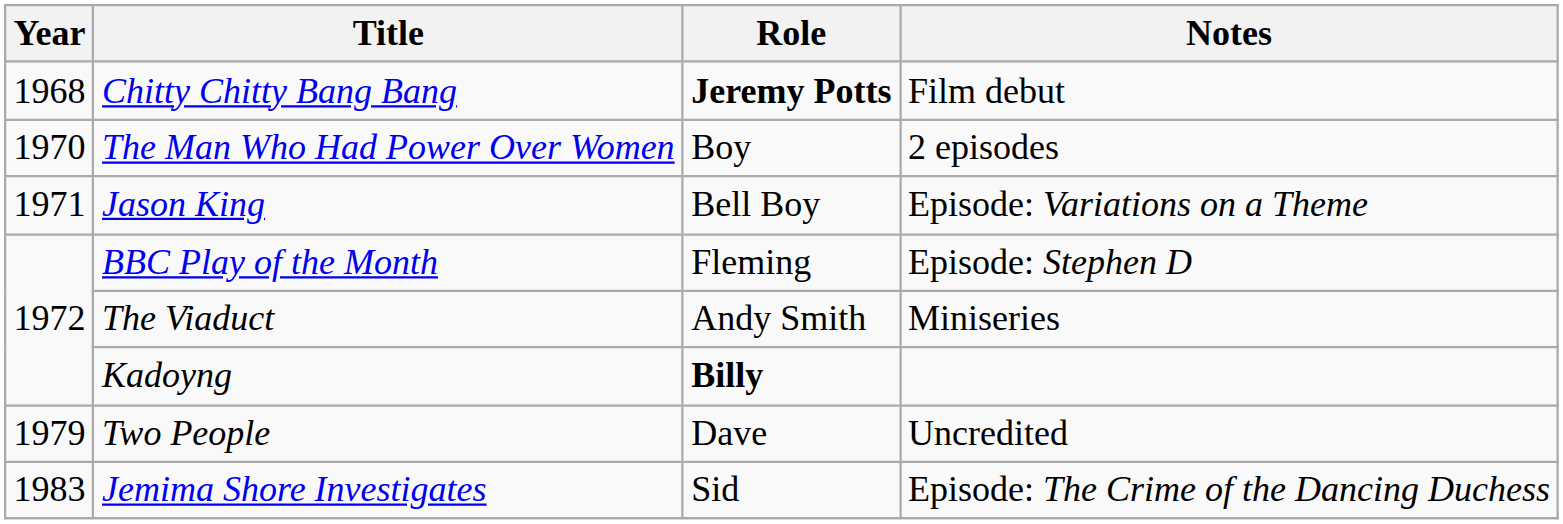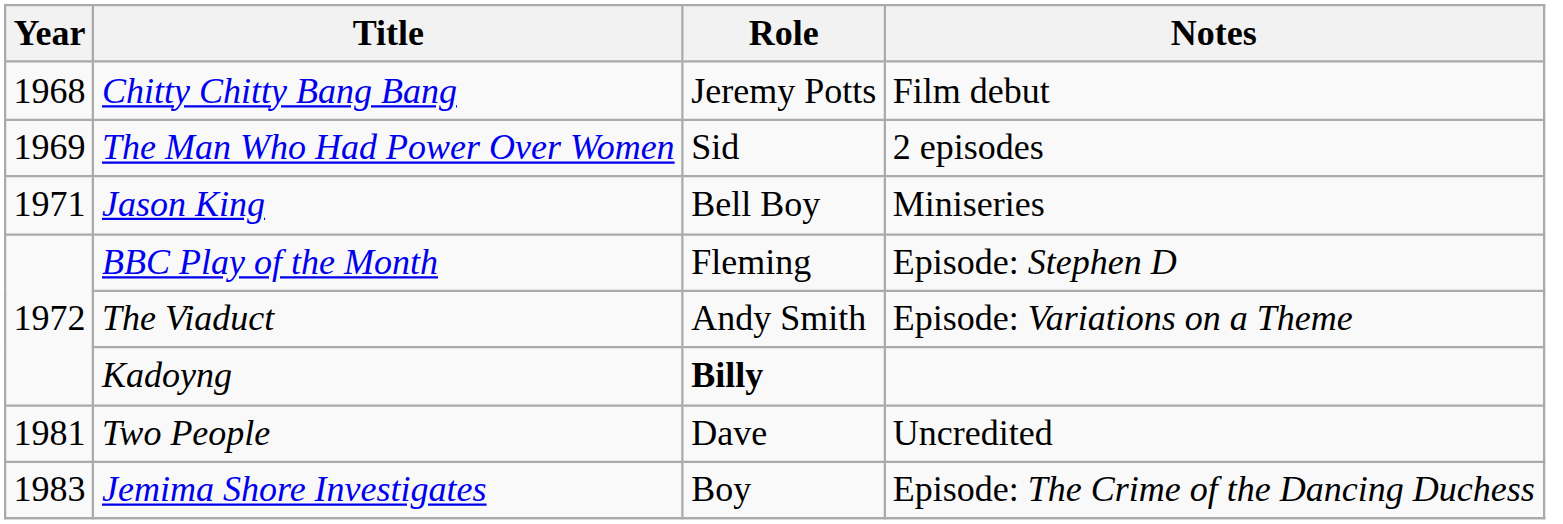(791, 90) bold -> (784, 90) normal
(49, 147) 1970 -> (49, 147) 1969
(721, 147) Boy -> (715, 147) Sid
(1138, 204) Episode: Variations on a Theme -> (969, 204) Miniseries
(984, 318) Miniseries -> (1123, 318) Episode: Variations on a Theme
(49, 432) 1979 -> (49, 432) 1981
(715, 489) Sid -> (721, 489) Boy
